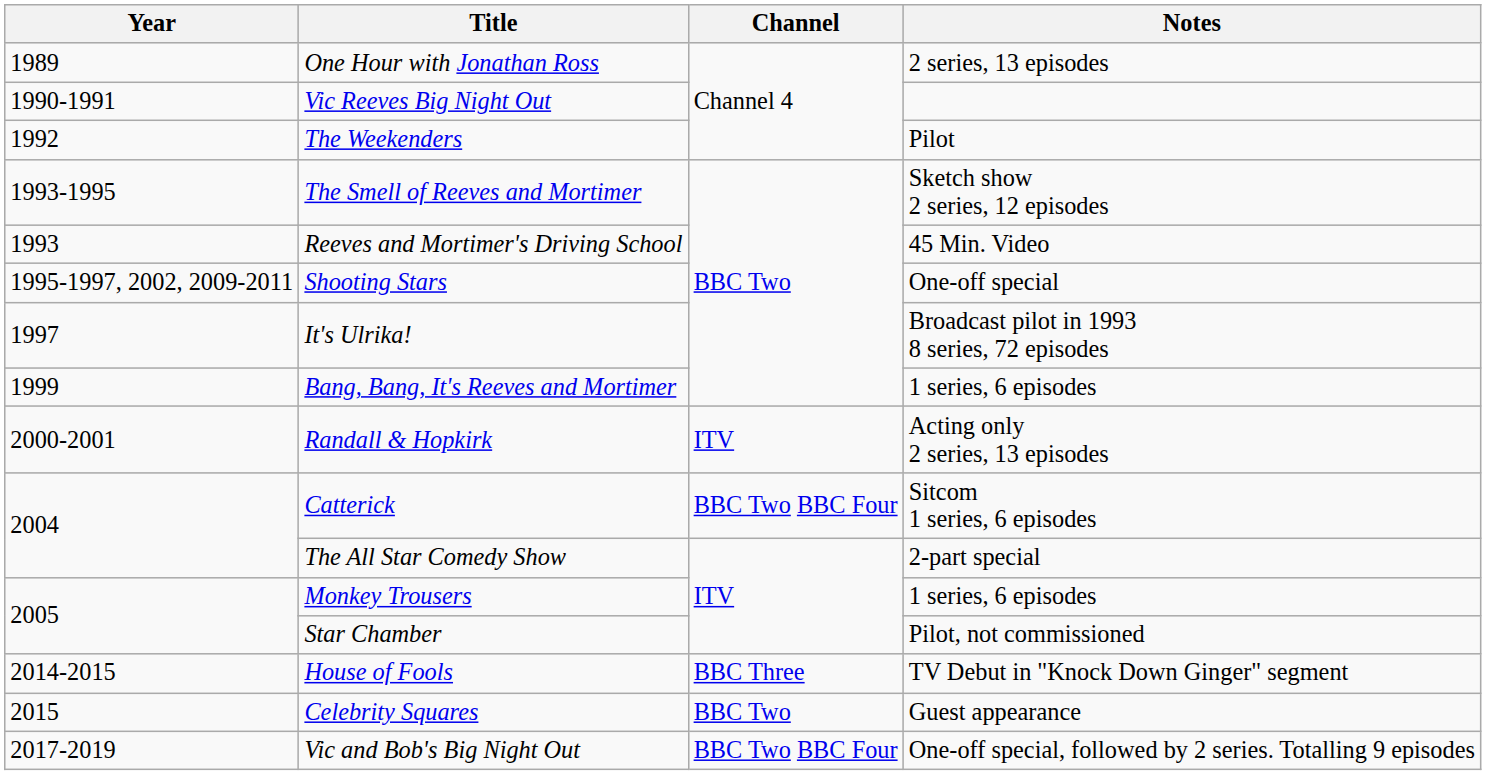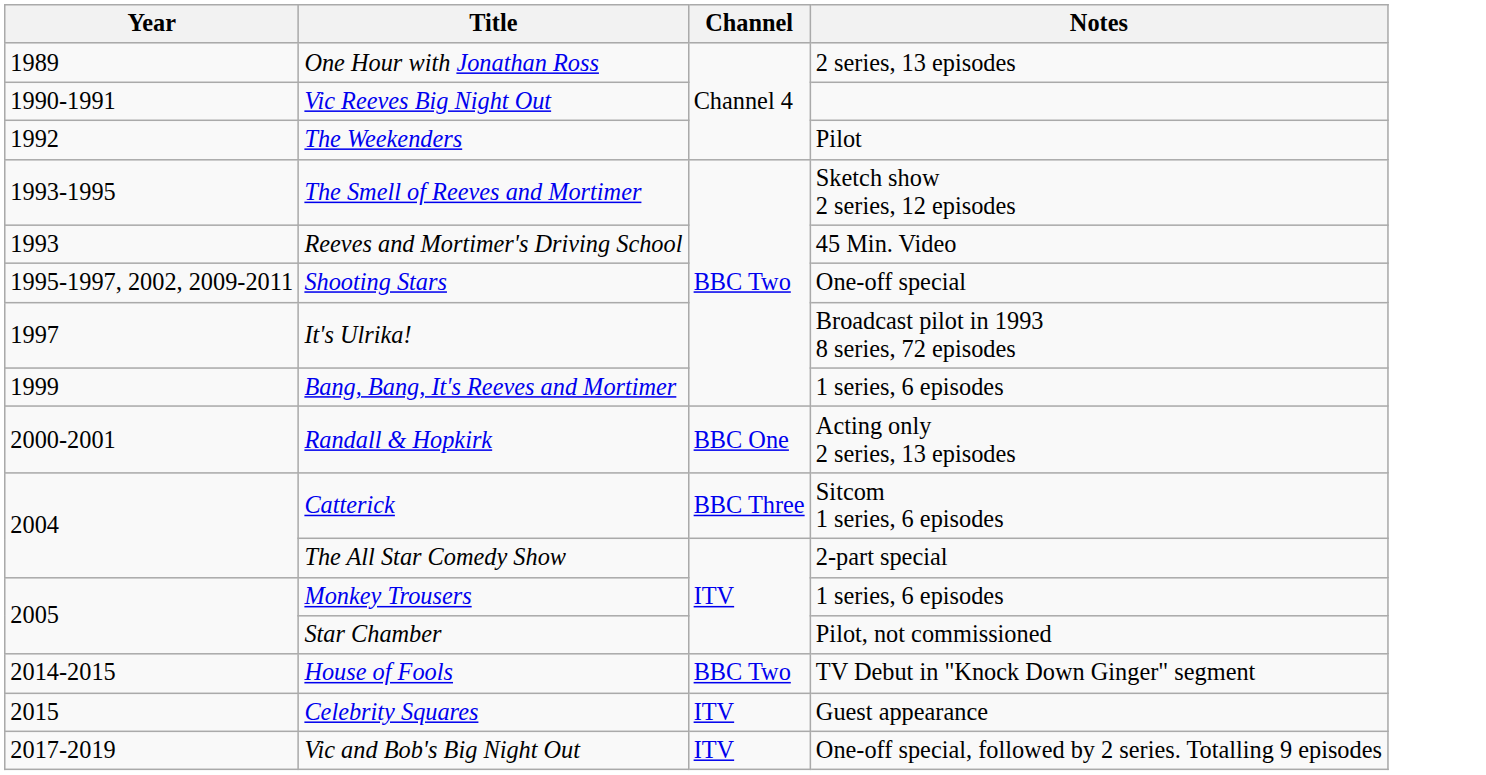(714, 439) ITV -> (741, 439) BBC One
(796, 505) BBC Two BBC Four -> (749, 505) BBC Three
(749, 673) BBC Three -> (742, 673) BBC Two
(742, 711) BBC Two -> (714, 711) ITV
(796, 750) BBC Two BBC Four -> (714, 750) ITV
